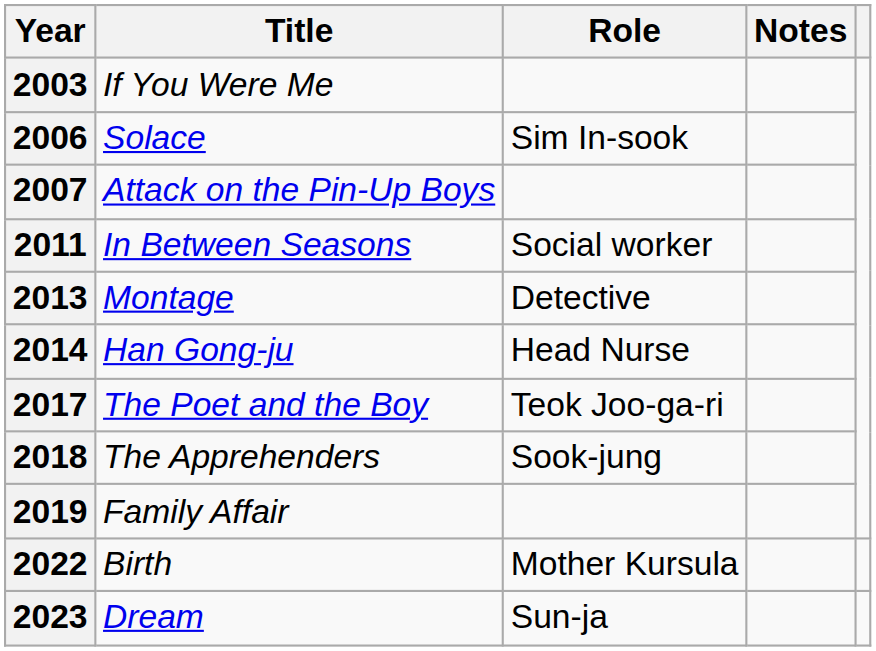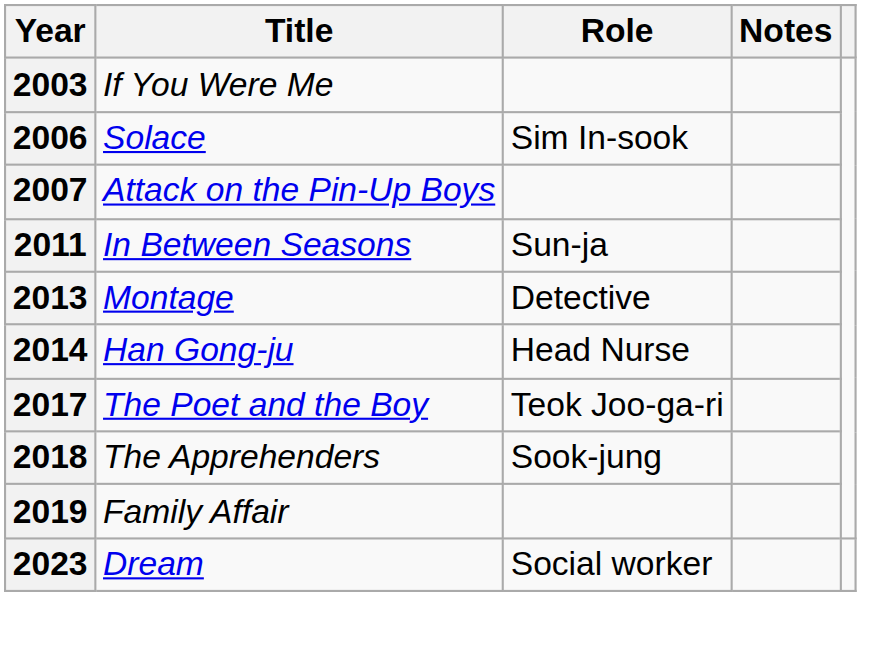(612, 244) Social worker -> (559, 244) Sun-ja
- row: (50, 564)
(559, 617) Sun-ja -> (612, 564) Social worker
